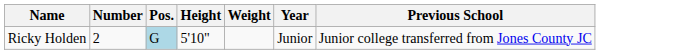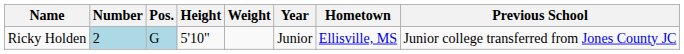+ column: (358, 15)
(96, 37) no background -> (96, 37) lightblue background
